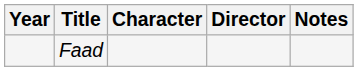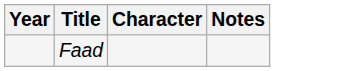- column: (248, 19)
